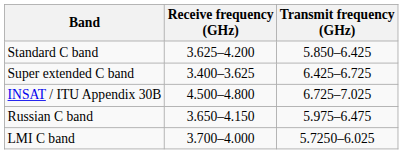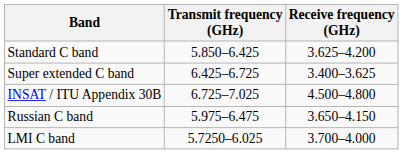columns swapped: (337, 22) <-> (221, 22)
